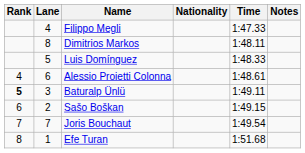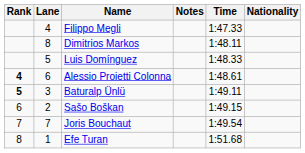columns swapped: (202, 12) <-> (284, 12)
(19, 76) normal -> (19, 76) bold
